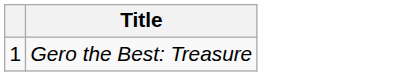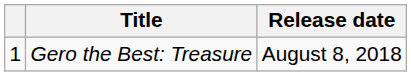+ column: (332, 20)
